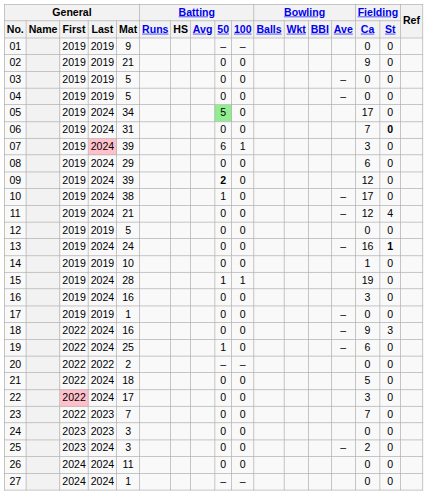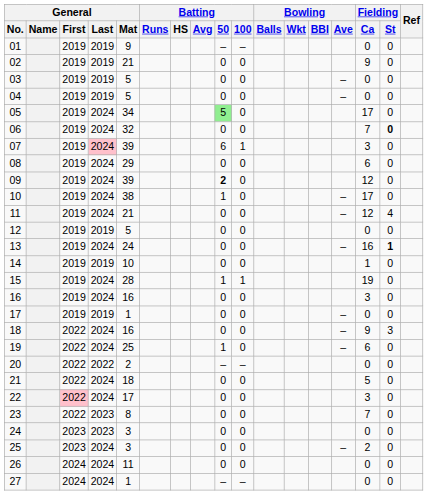(128, 130) 31 -> (128, 130) 32
(128, 414) 7 -> (128, 414) 8
